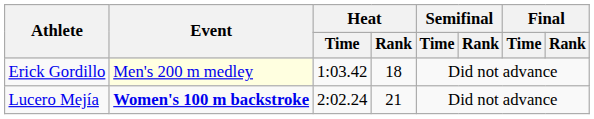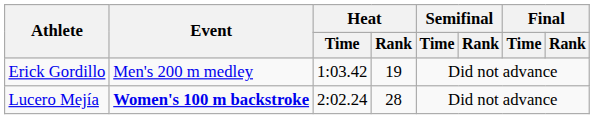(183, 72) lightyellow background -> (183, 72) no background
(394, 72) 18 -> (394, 72) 19
(394, 99) 21 -> (394, 99) 28
